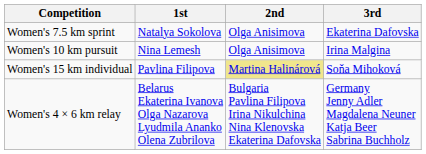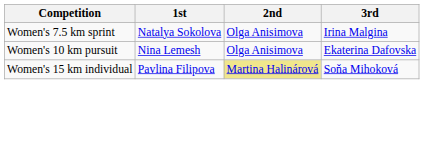(373, 32) Ekaterina Dafovska -> (356, 32) Irina Malgina
(358, 50) Irina Malgina -> (370, 50) Ekaterina Dafovska
- row: (64, 114)
